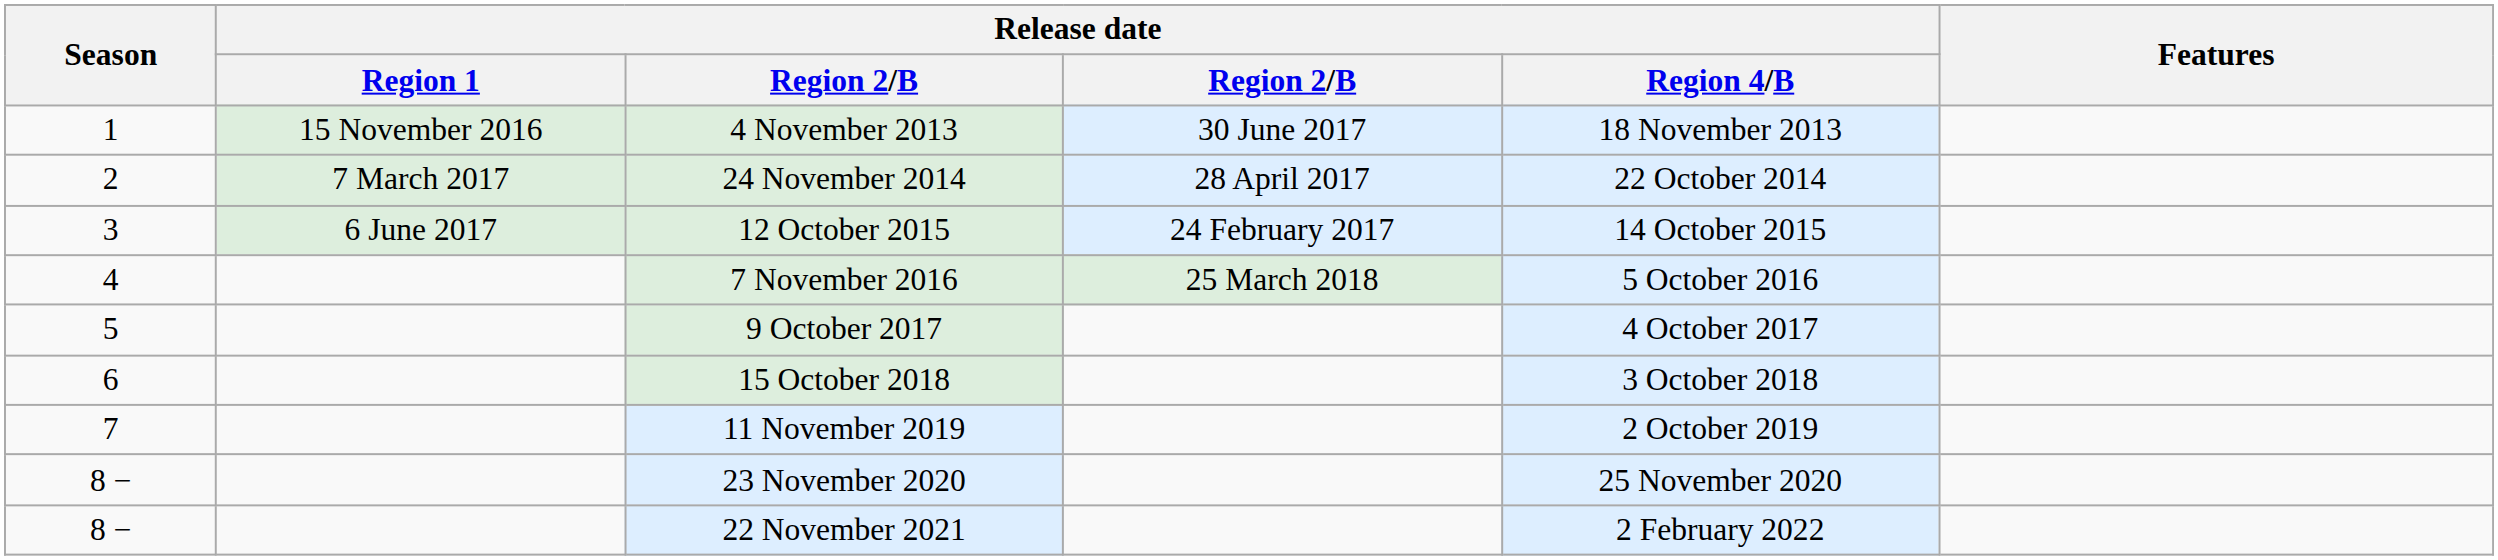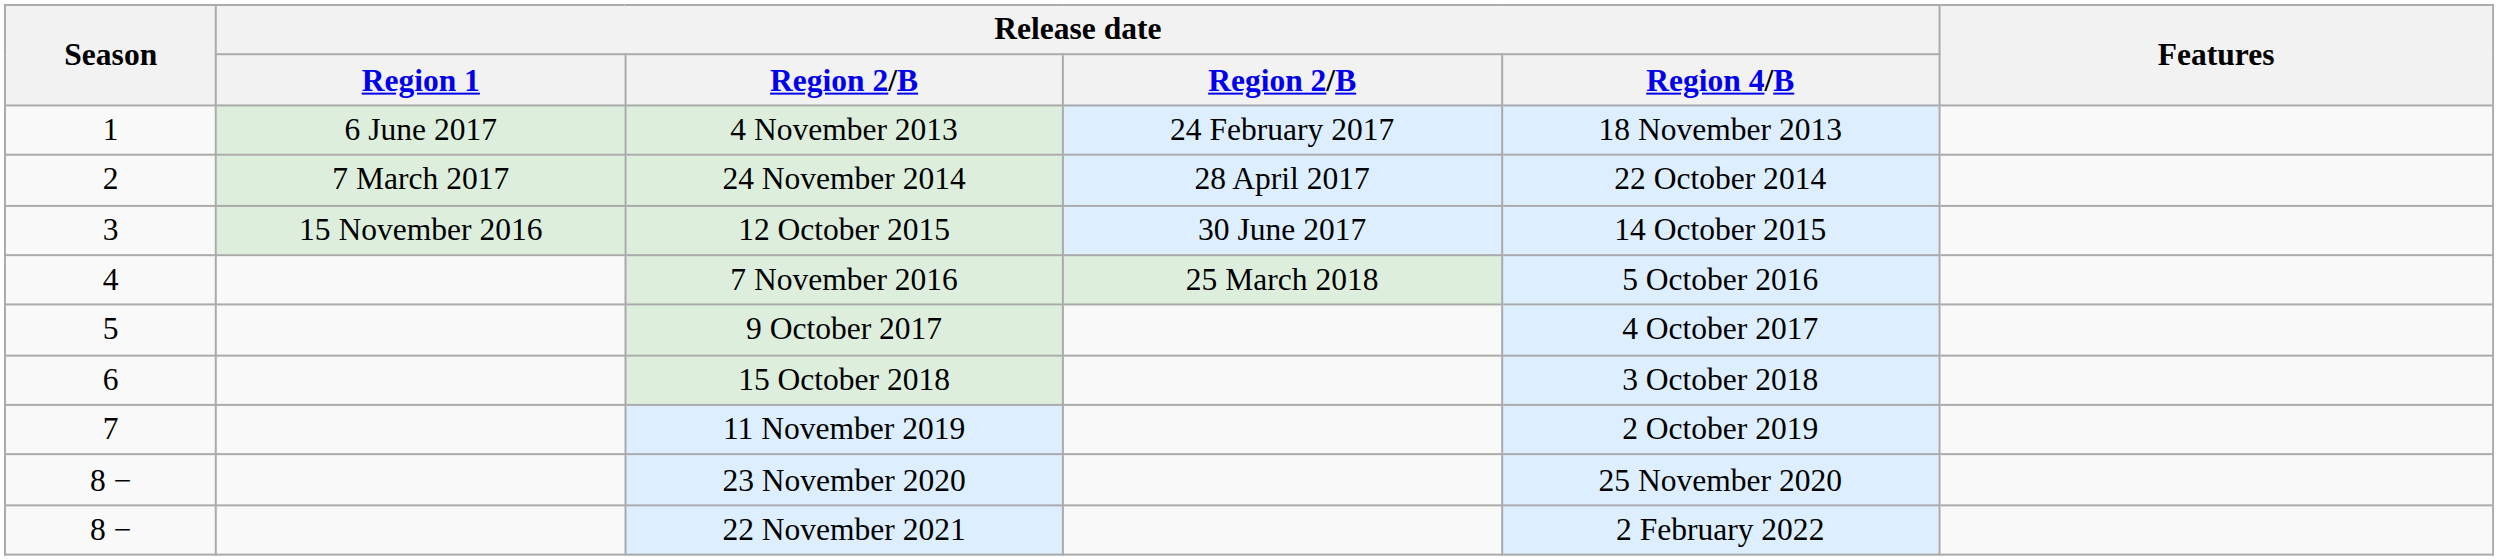(421, 129) 15 November 2016 -> (421, 129) 6 June 2017
(1282, 129) 30 June 2017 -> (1282, 129) 24 February 2017
(421, 229) 6 June 2017 -> (421, 229) 15 November 2016
(1282, 229) 24 February 2017 -> (1282, 229) 30 June 2017
